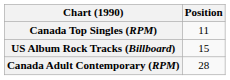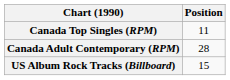rows swapped: (93, 65) <-> (93, 48)
